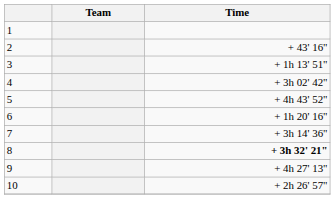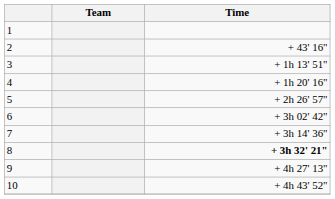(301, 82) + 3h 02' 42" -> (301, 82) + 1h 20' 16"
(301, 99) + 4h 43' 52" -> (301, 99) + 2h 26' 57"
(301, 116) + 1h 20' 16" -> (301, 116) + 3h 02' 42"
(301, 185) + 2h 26' 57" -> (301, 185) + 4h 43' 52"
